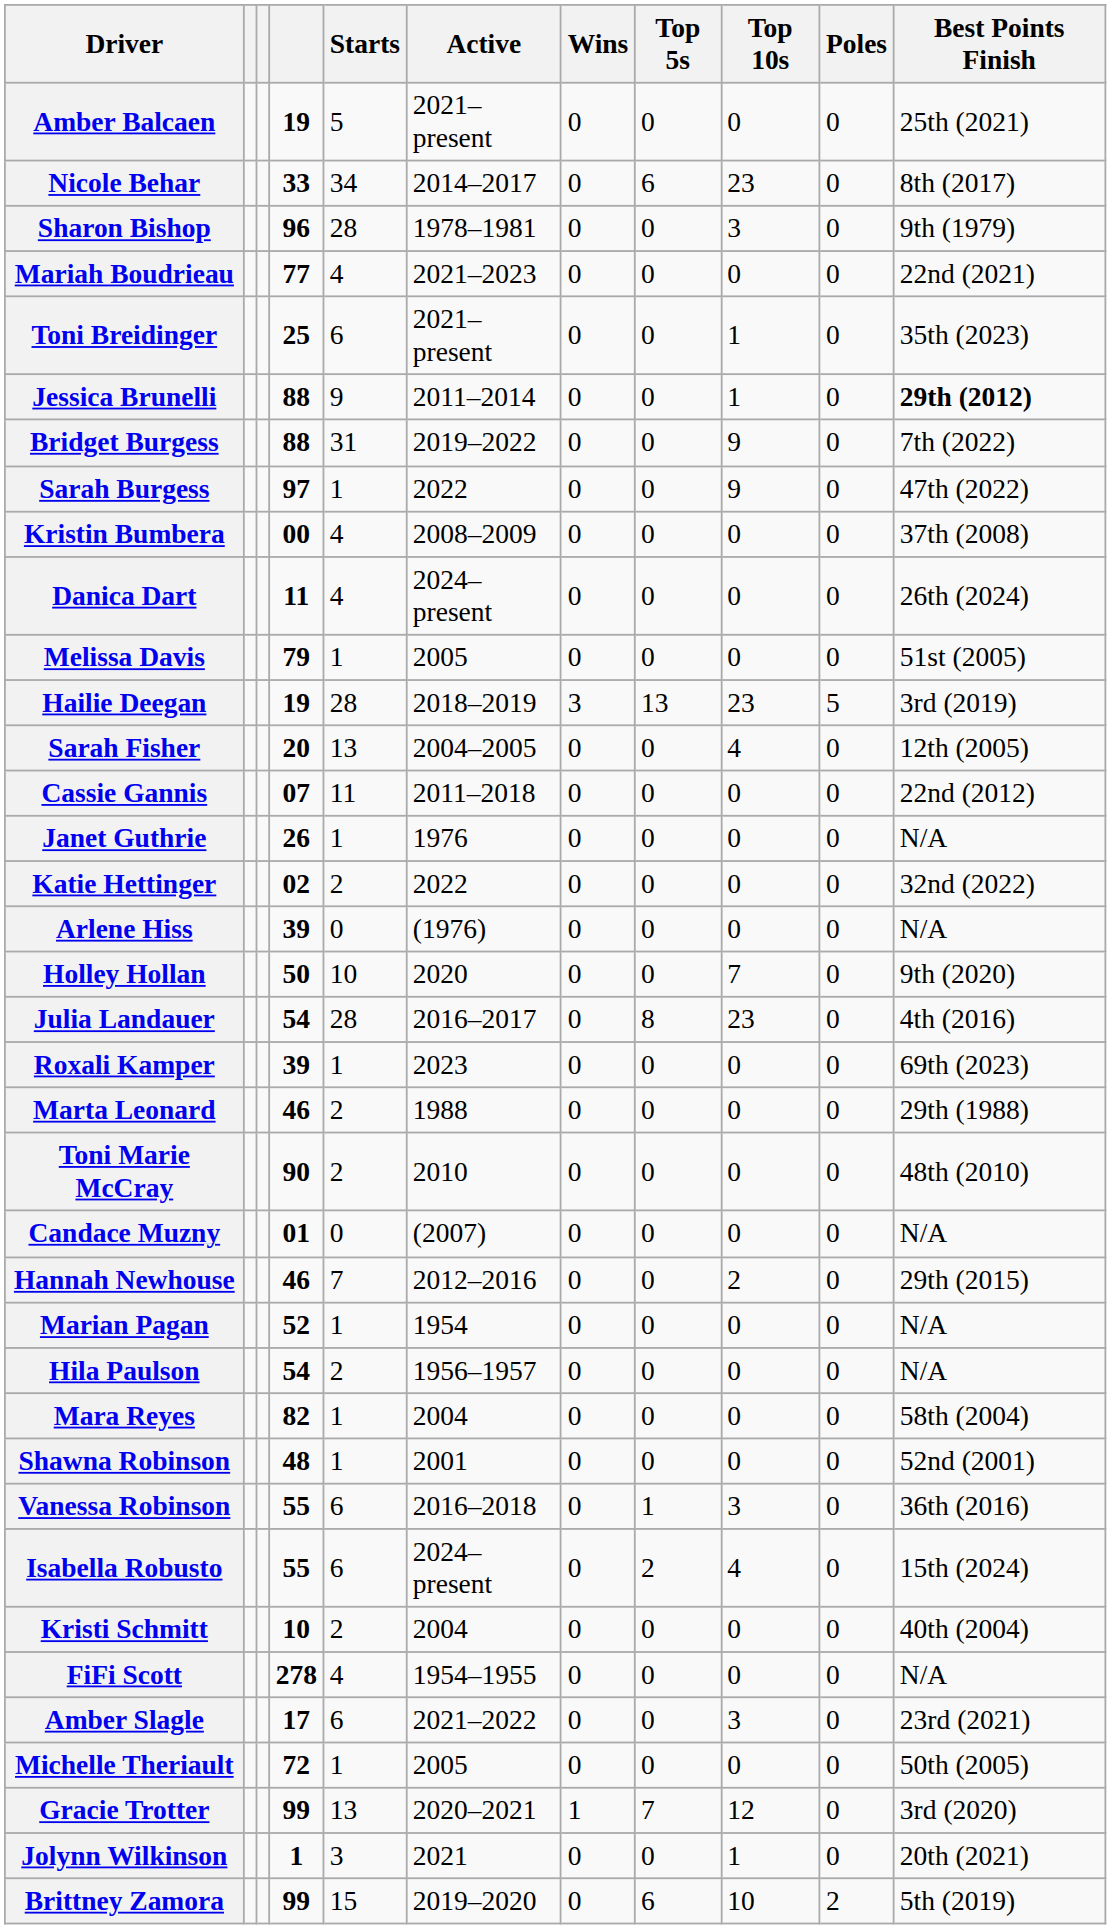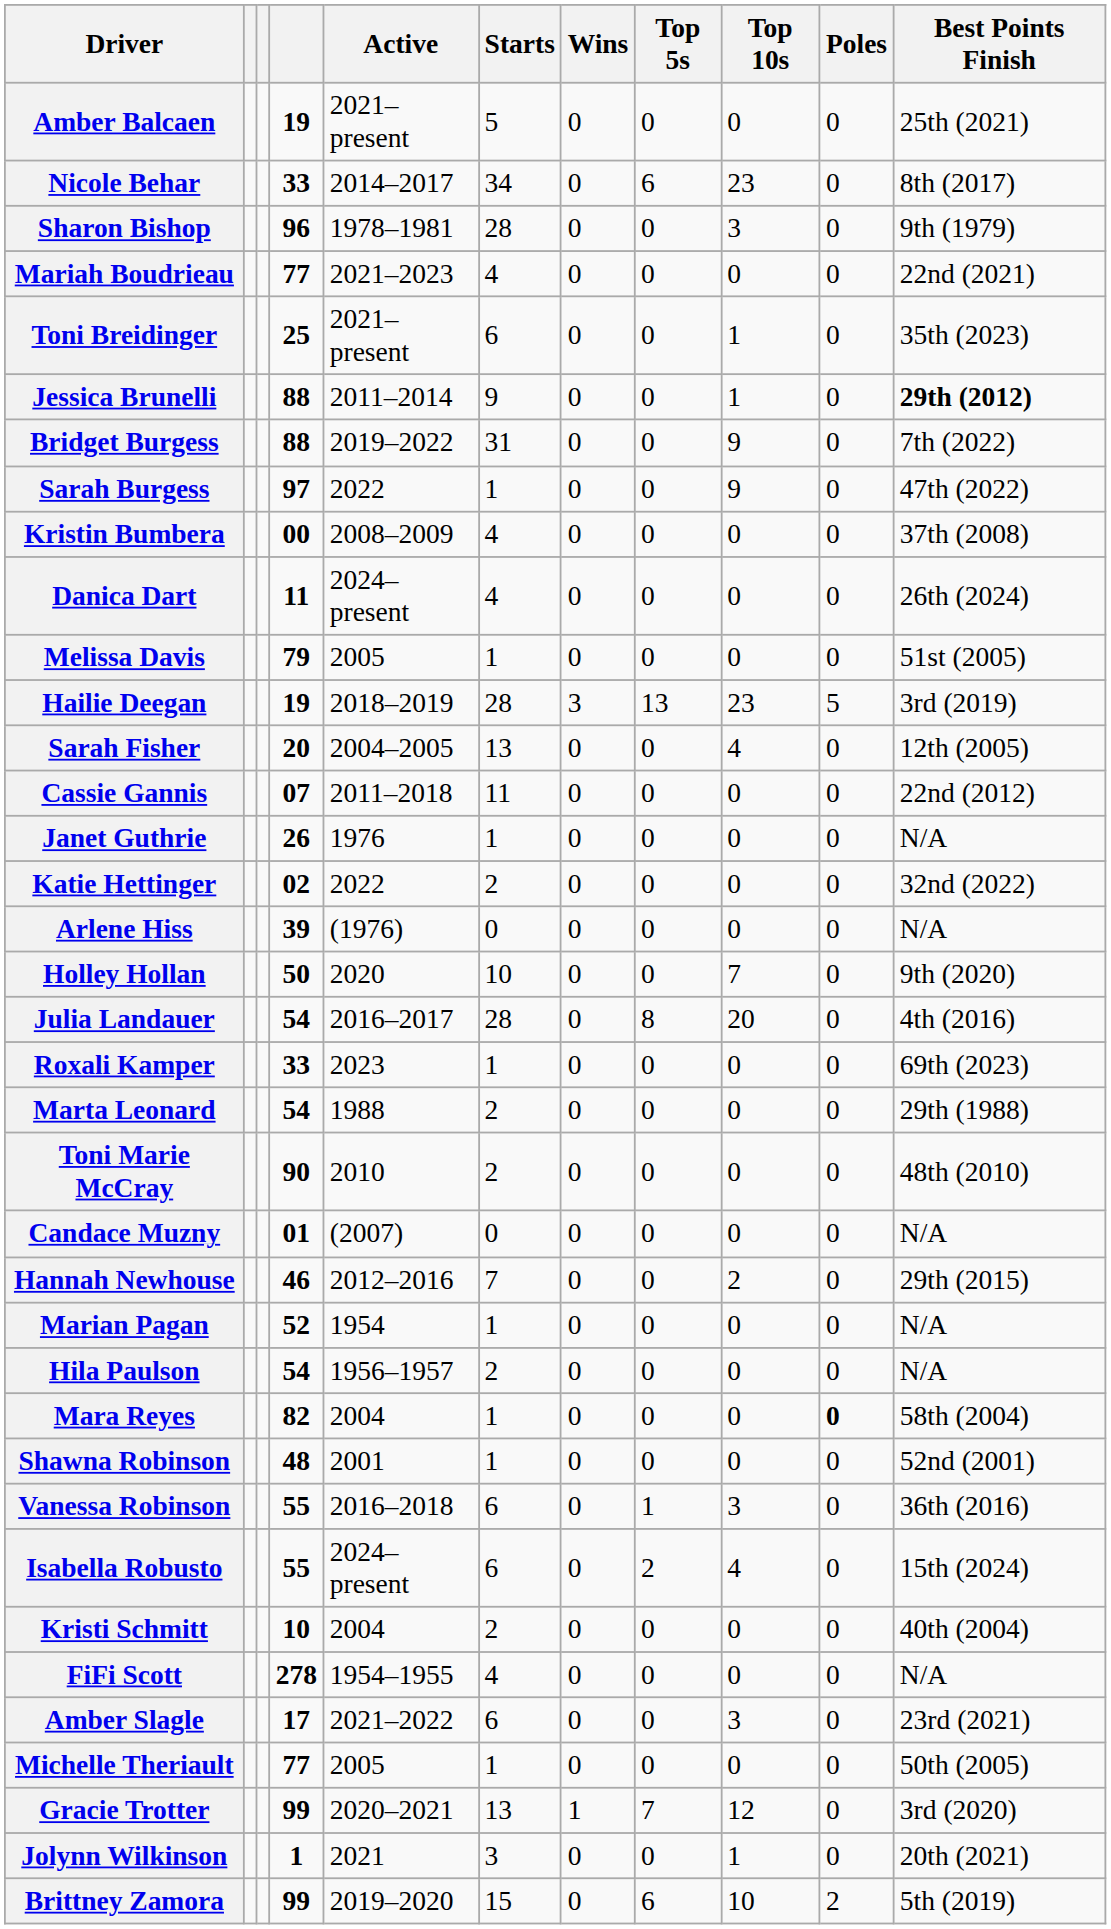columns swapped: (484, 43) <-> (365, 43)
(741, 1019) 23 -> (741, 1019) 20
(296, 1064) 39 -> (296, 1064) 33
(296, 1110) 46 -> (296, 1110) 54
(833, 1415) normal -> (833, 1415) bold
(296, 1765) 72 -> (296, 1765) 77
